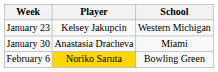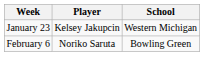- row: (28, 43)
(94, 59) gold background -> (87, 43) no background
